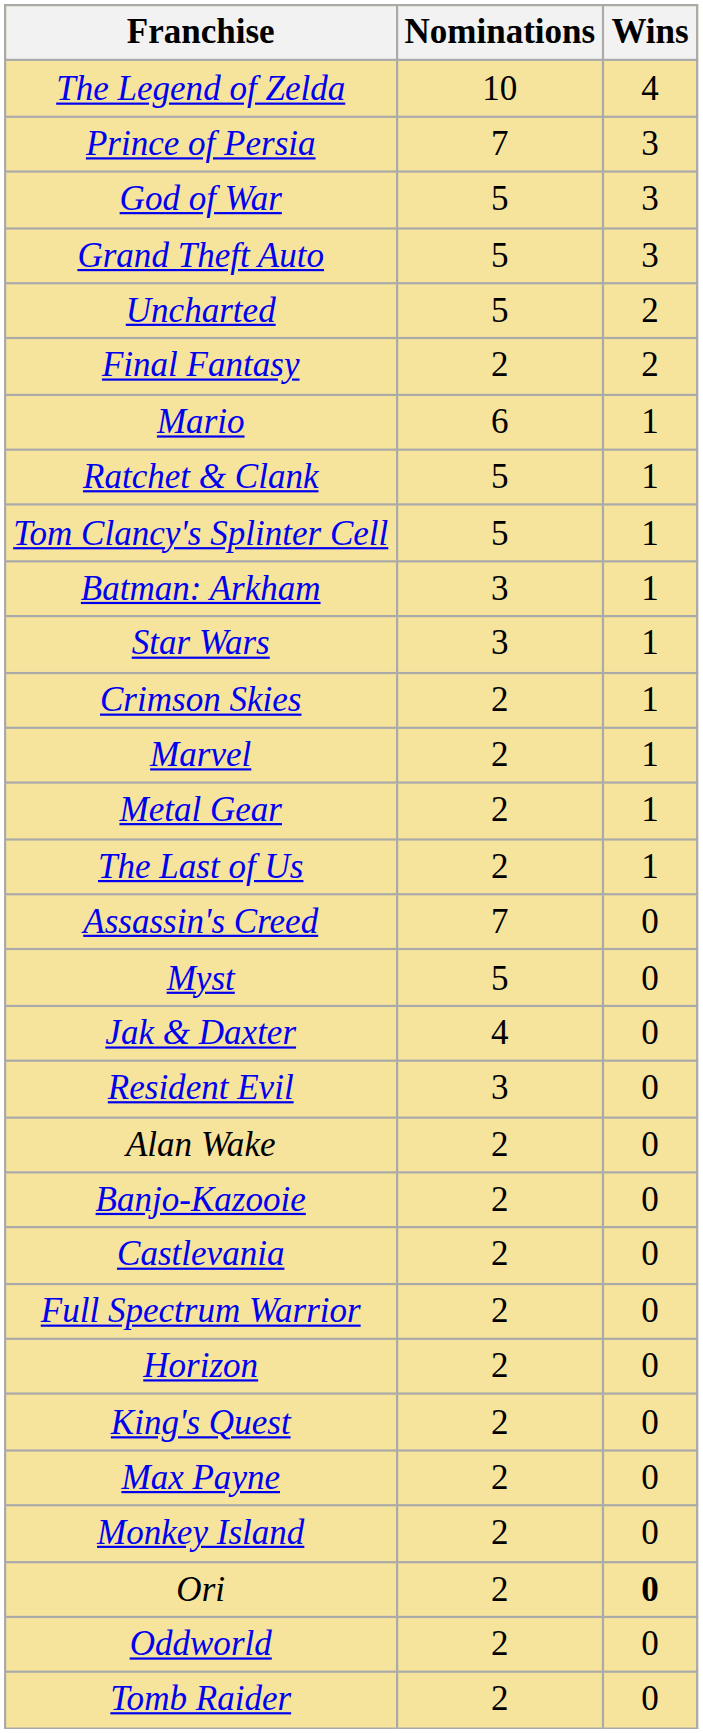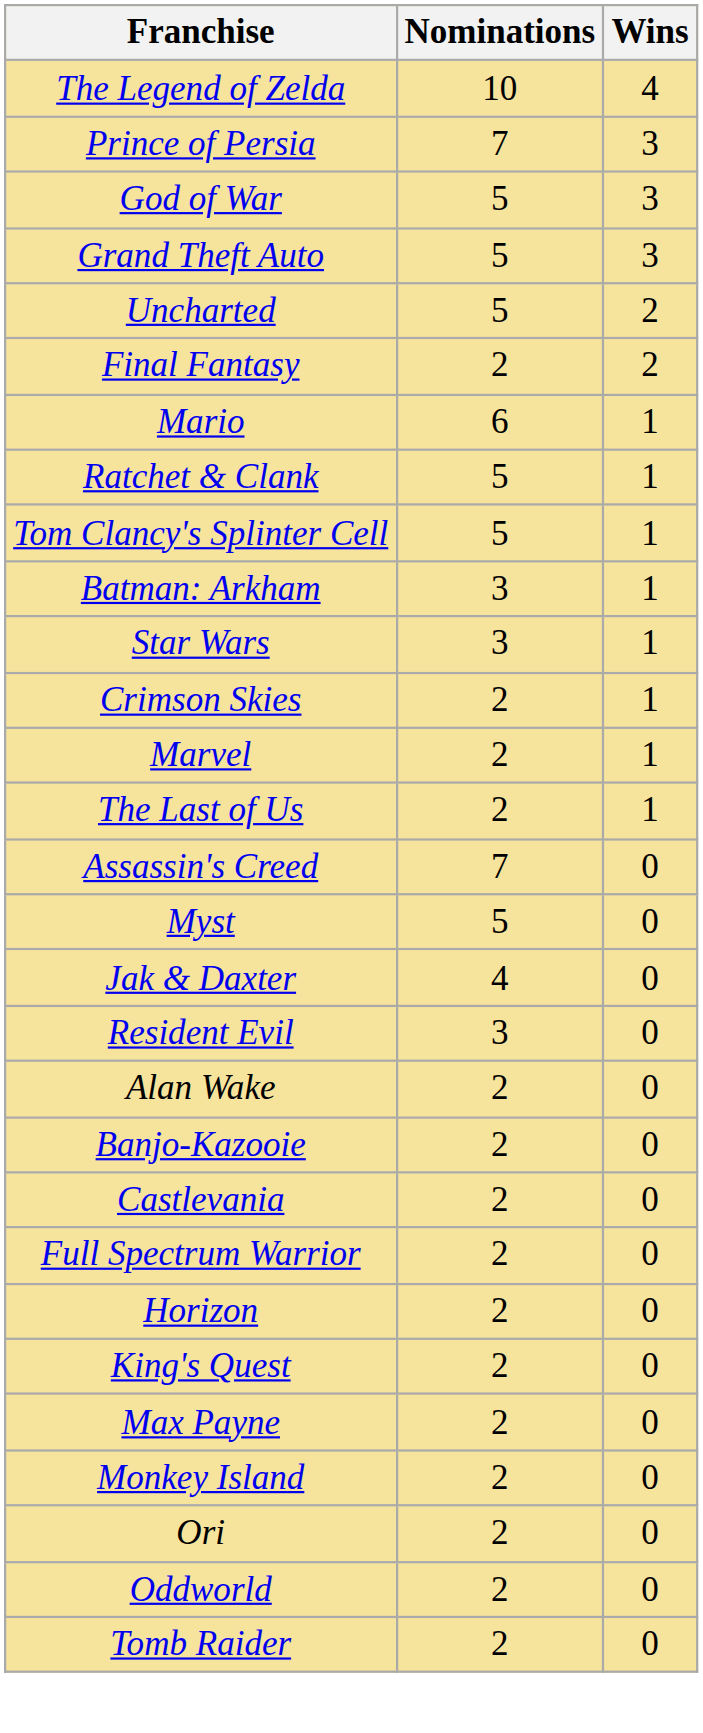- row: (201, 810)
(650, 1588) bold -> (650, 1532) normal
